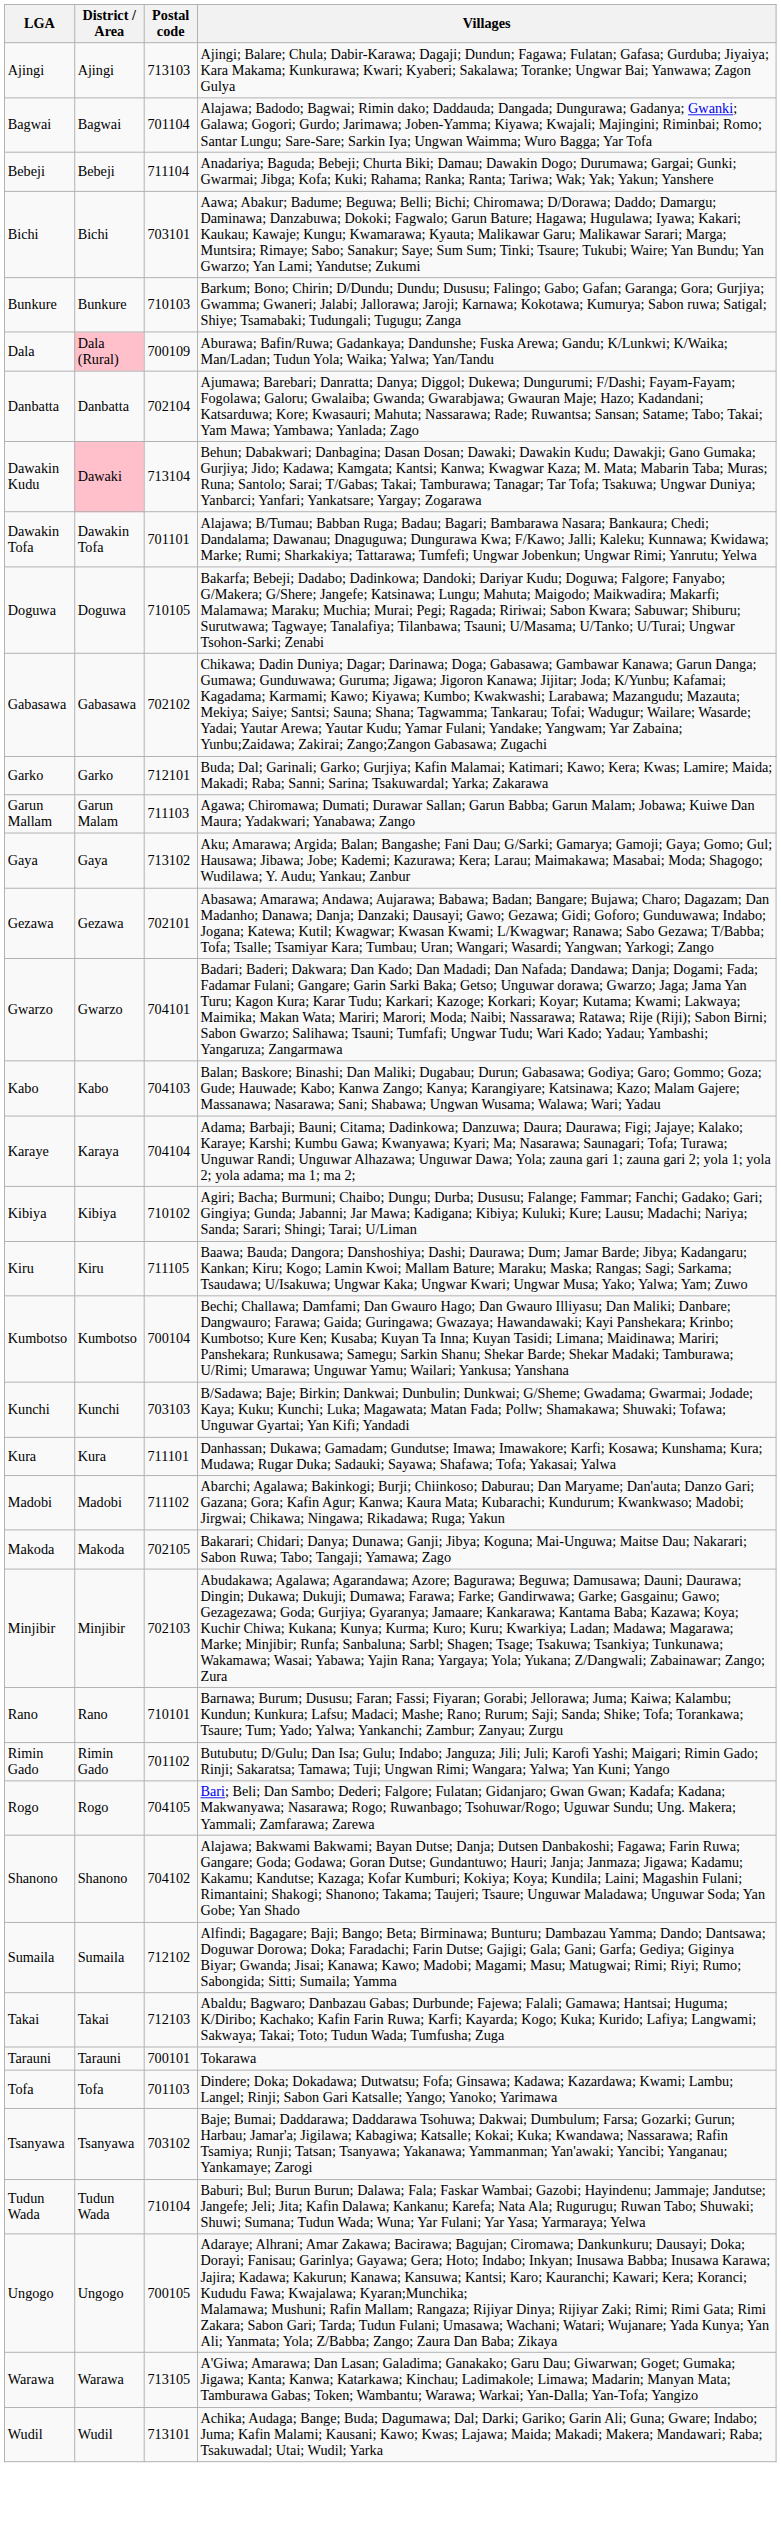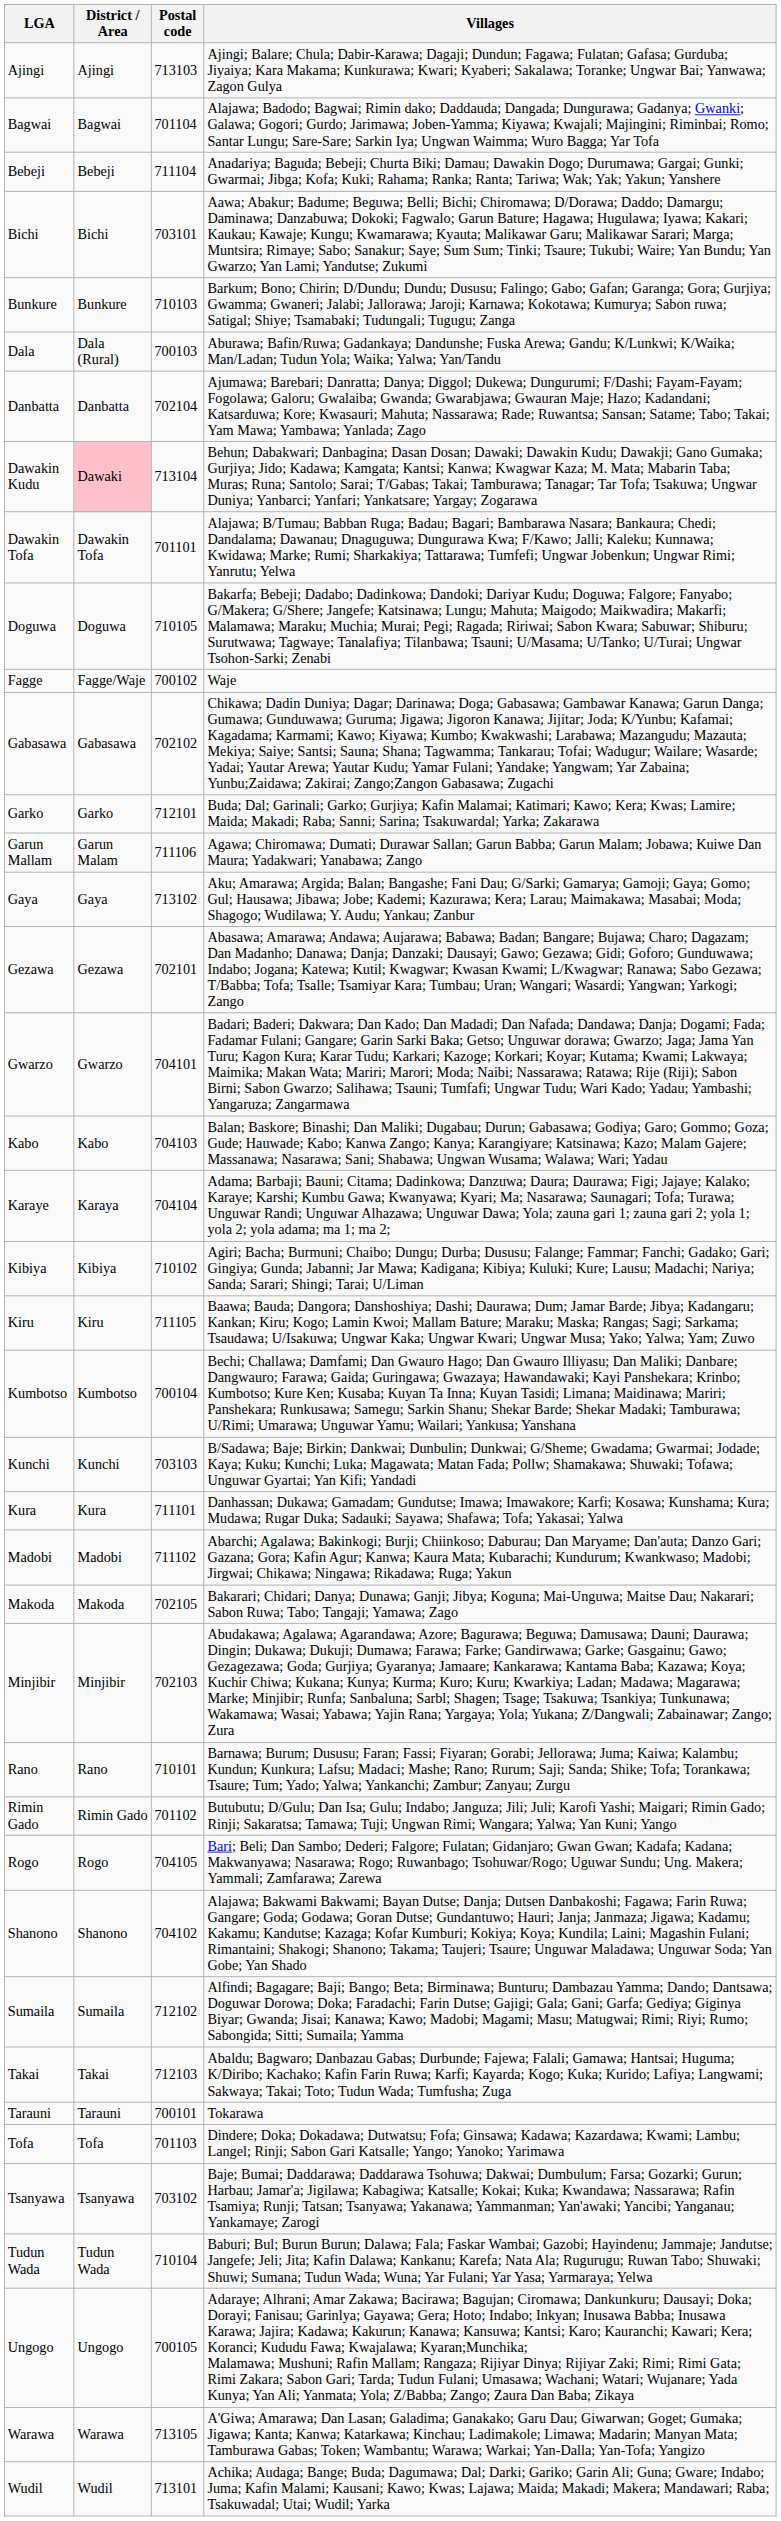(98, 351) pink background -> (98, 351) no background
(169, 351) 700109 -> (176, 351) 700103
+ row: (25, 680)
(168, 814) 711103 -> (175, 852) 711106
